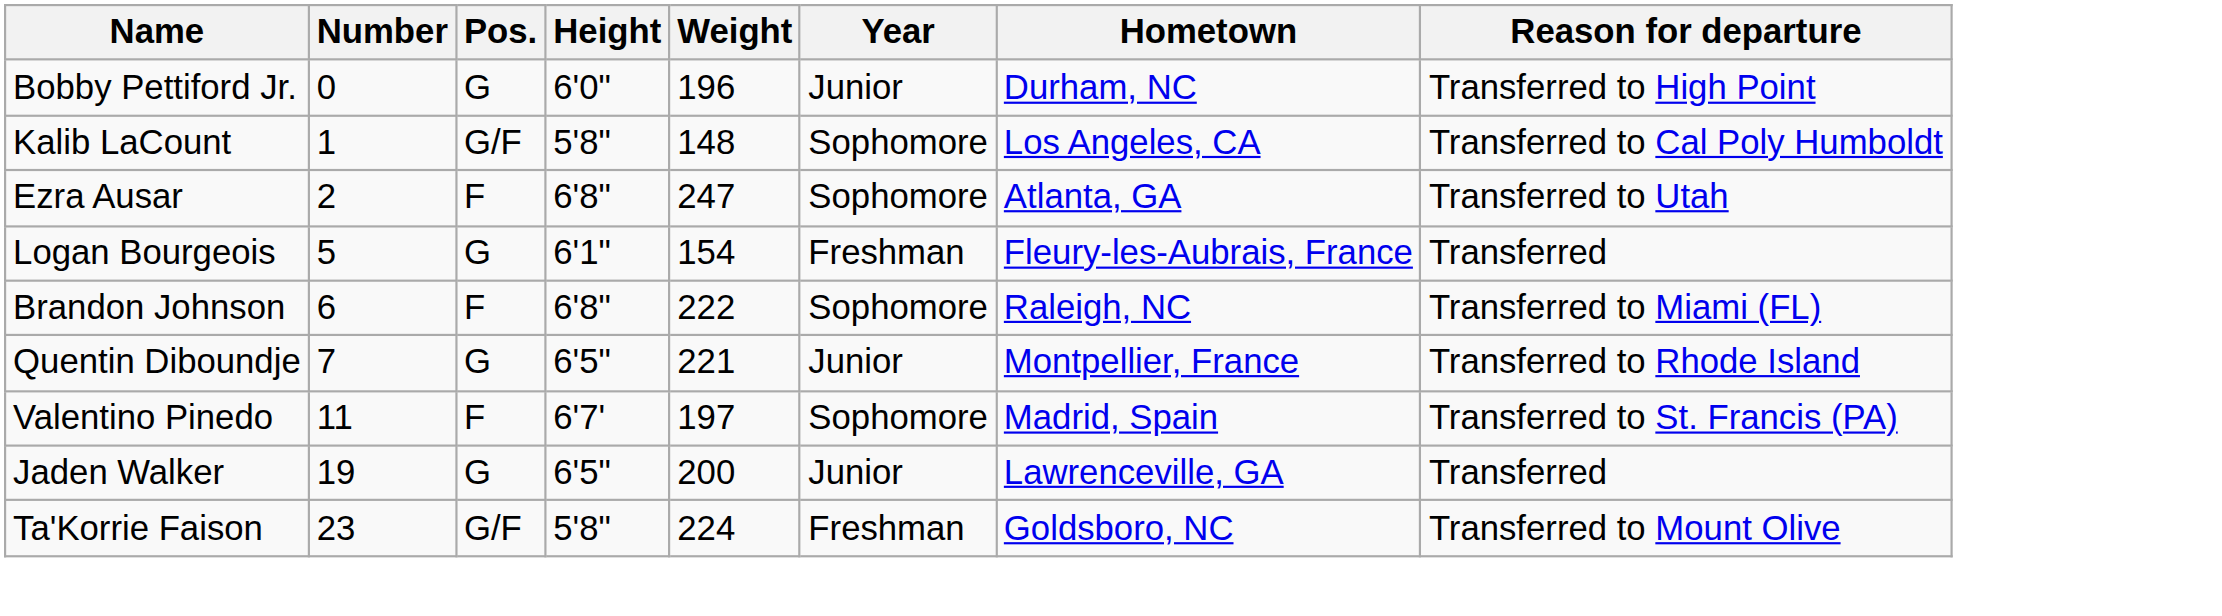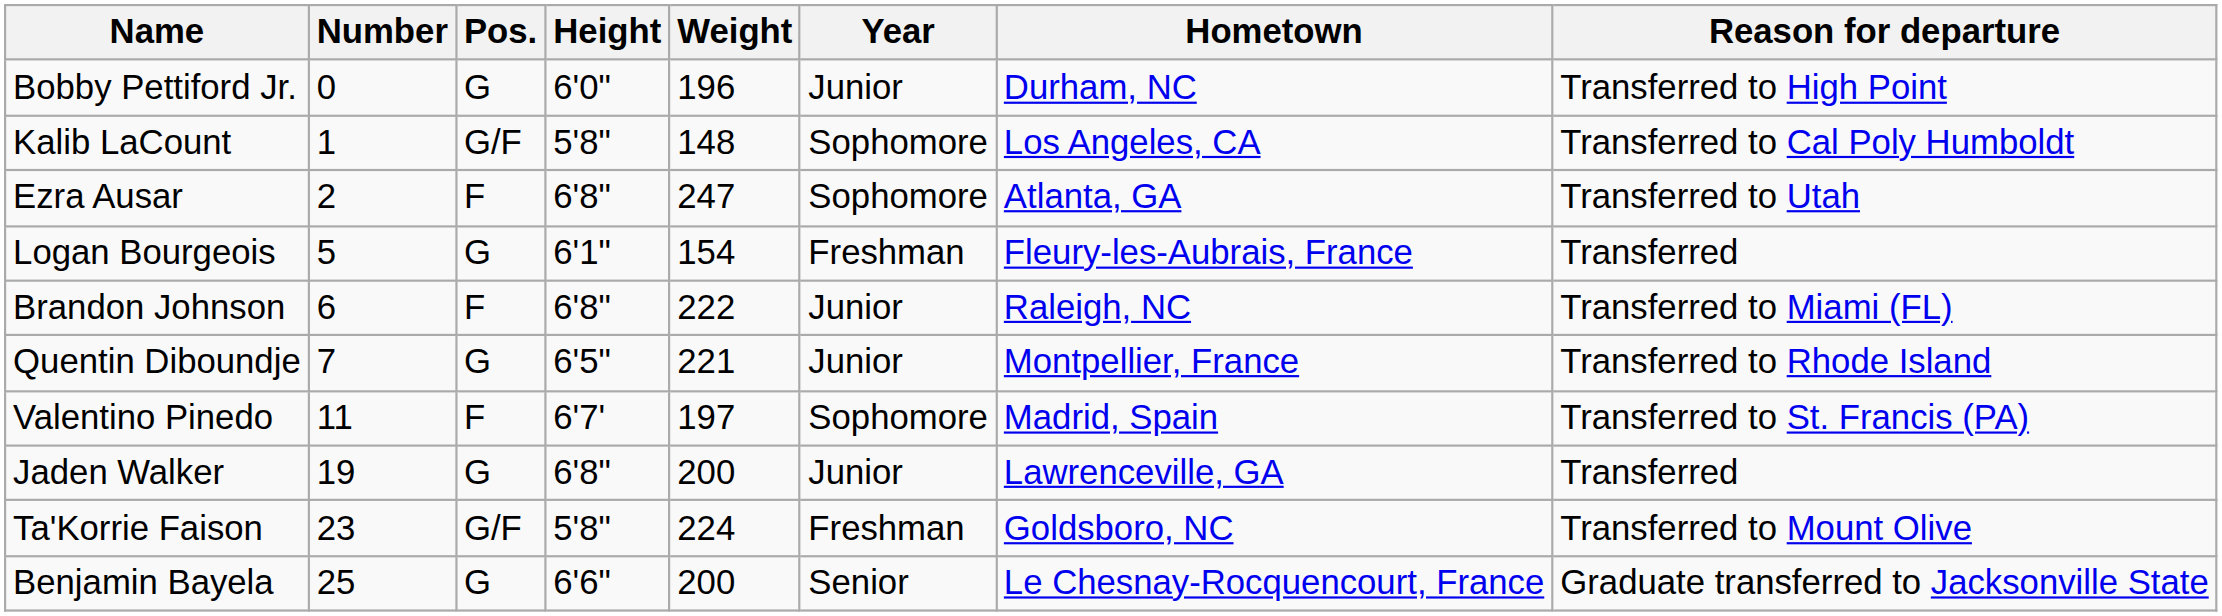(898, 307) Sophomore -> (856, 307) Junior
(582, 472) 6'5" -> (582, 472) 6'8"
+ row: (143, 582)
